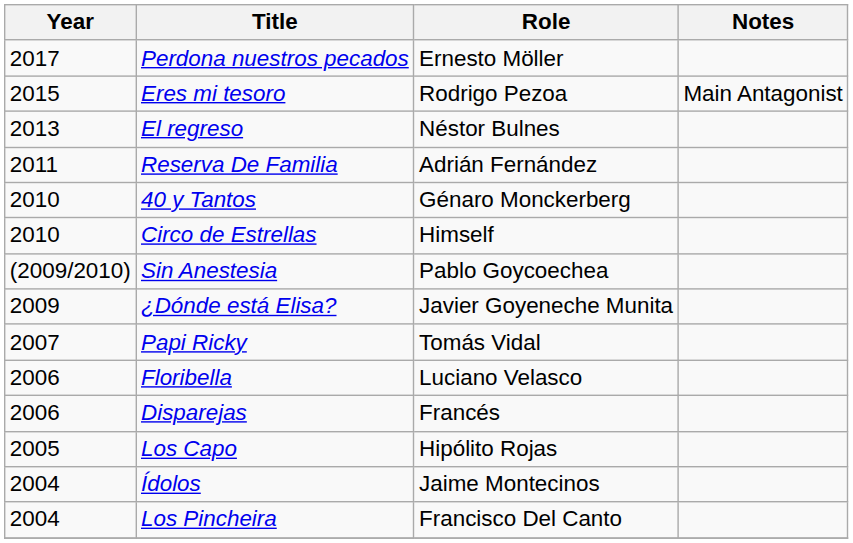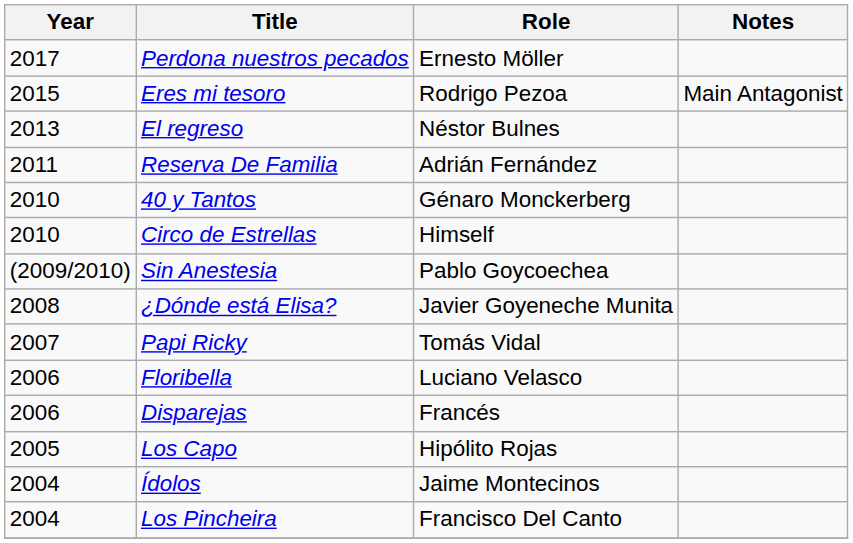(35, 306) 2009 -> (35, 306) 2008
